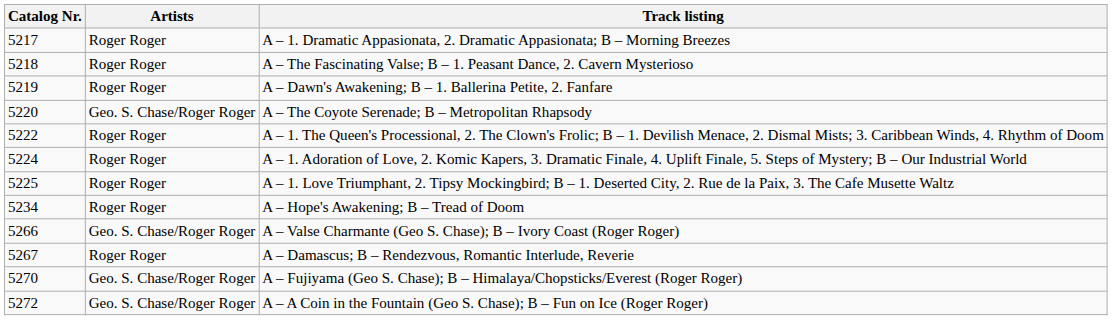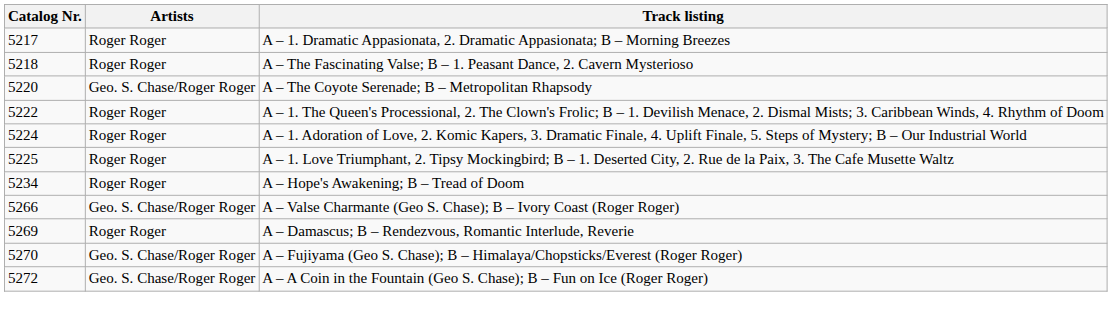- row: (437, 87)
(23, 254) 5267 -> (23, 231) 5269
